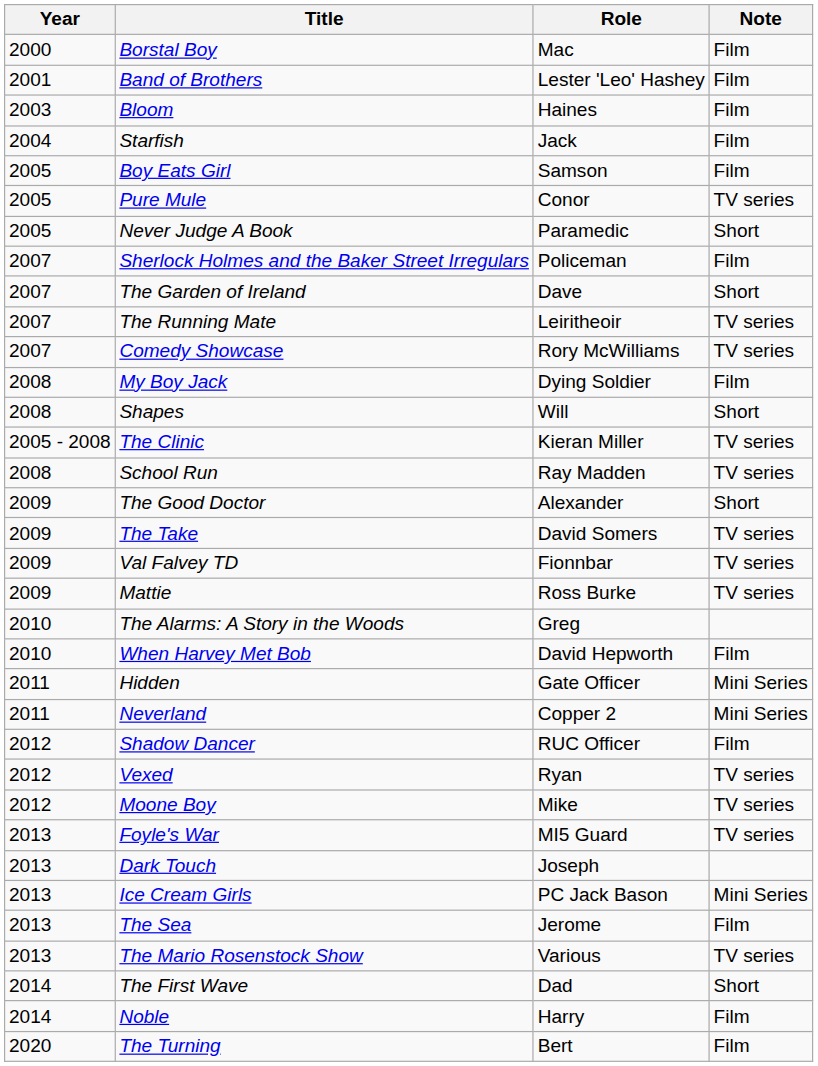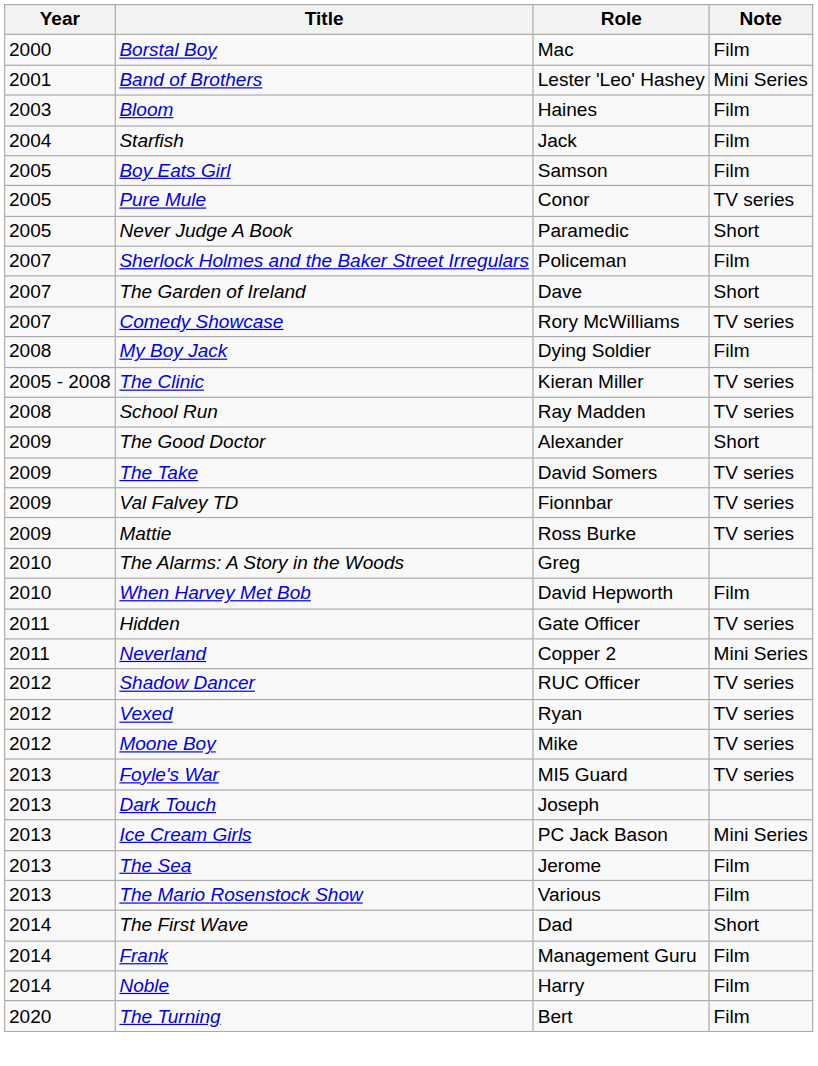(732, 79) Film -> (761, 79) Mini Series
- row: (198, 321)
- row: (152, 412)
(761, 683) Mini Series -> (754, 623) TV series
(732, 744) Film -> (754, 683) TV series
(754, 955) TV series -> (732, 895) Film
+ row: (144, 955)
